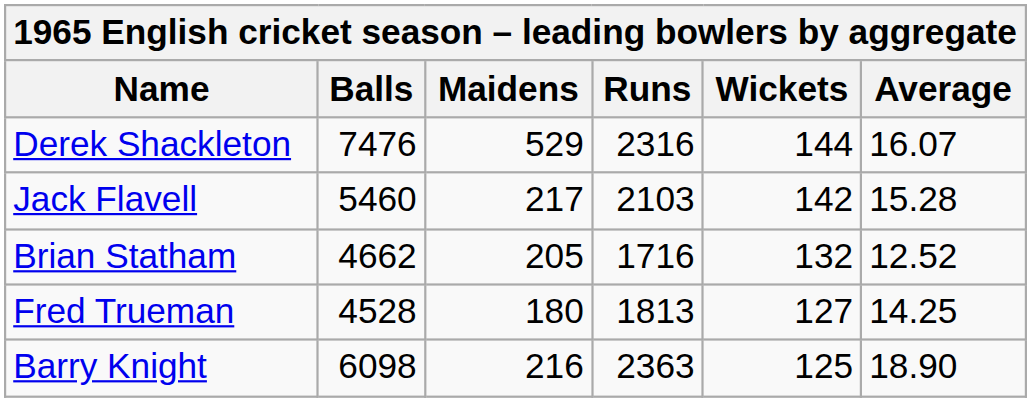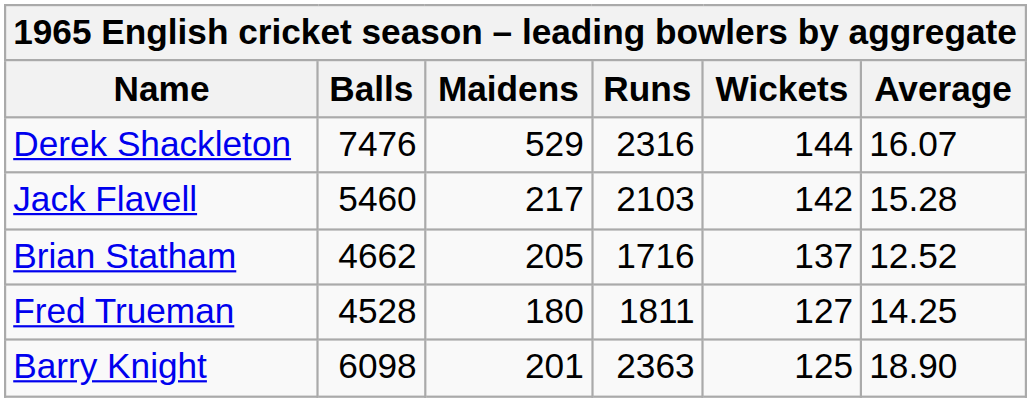(824, 255) 132 -> (824, 255) 137
(655, 311) 1813 -> (657, 311) 1811
(554, 367) 216 -> (554, 367) 201
